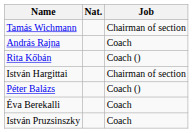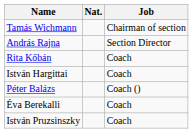(119, 43) Coach -> (139, 43) Section Director
(124, 58) Coach () -> (119, 58) Coach
(146, 74) Chairman of section -> (119, 74) Coach
